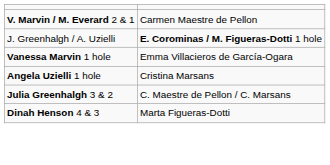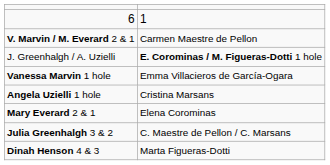+ row: (131, 19)
+ row: (51, 113)
